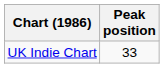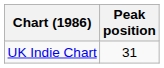(129, 52) 33 -> (129, 52) 31
